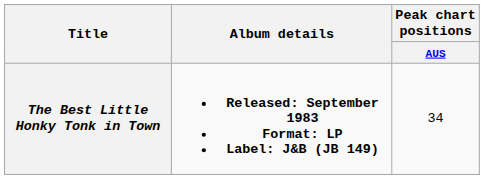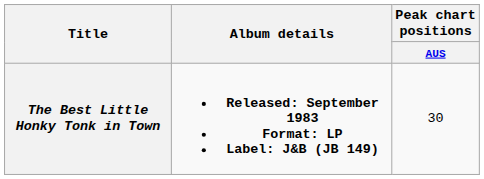(436, 119) 34 -> (436, 119) 30
